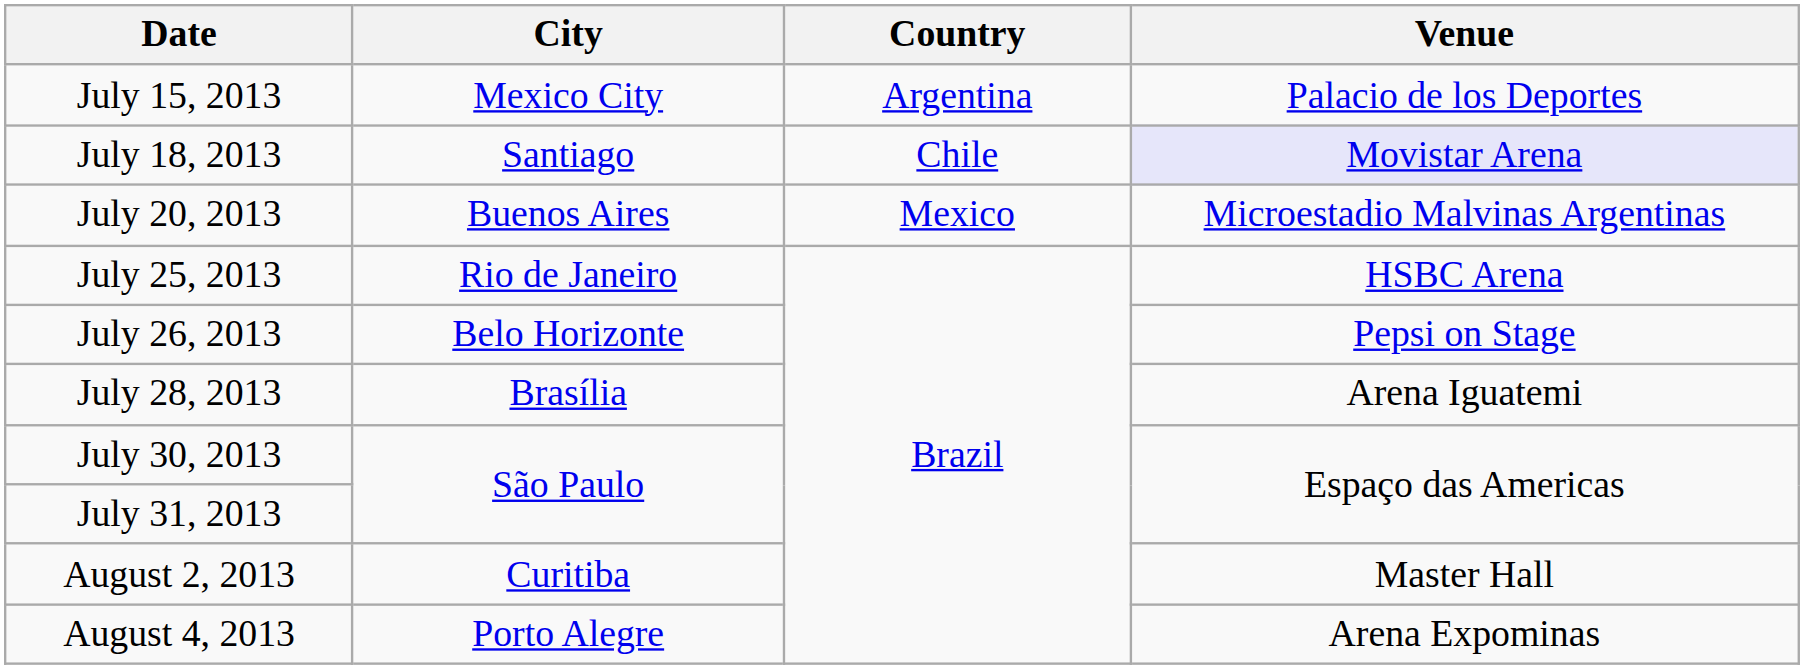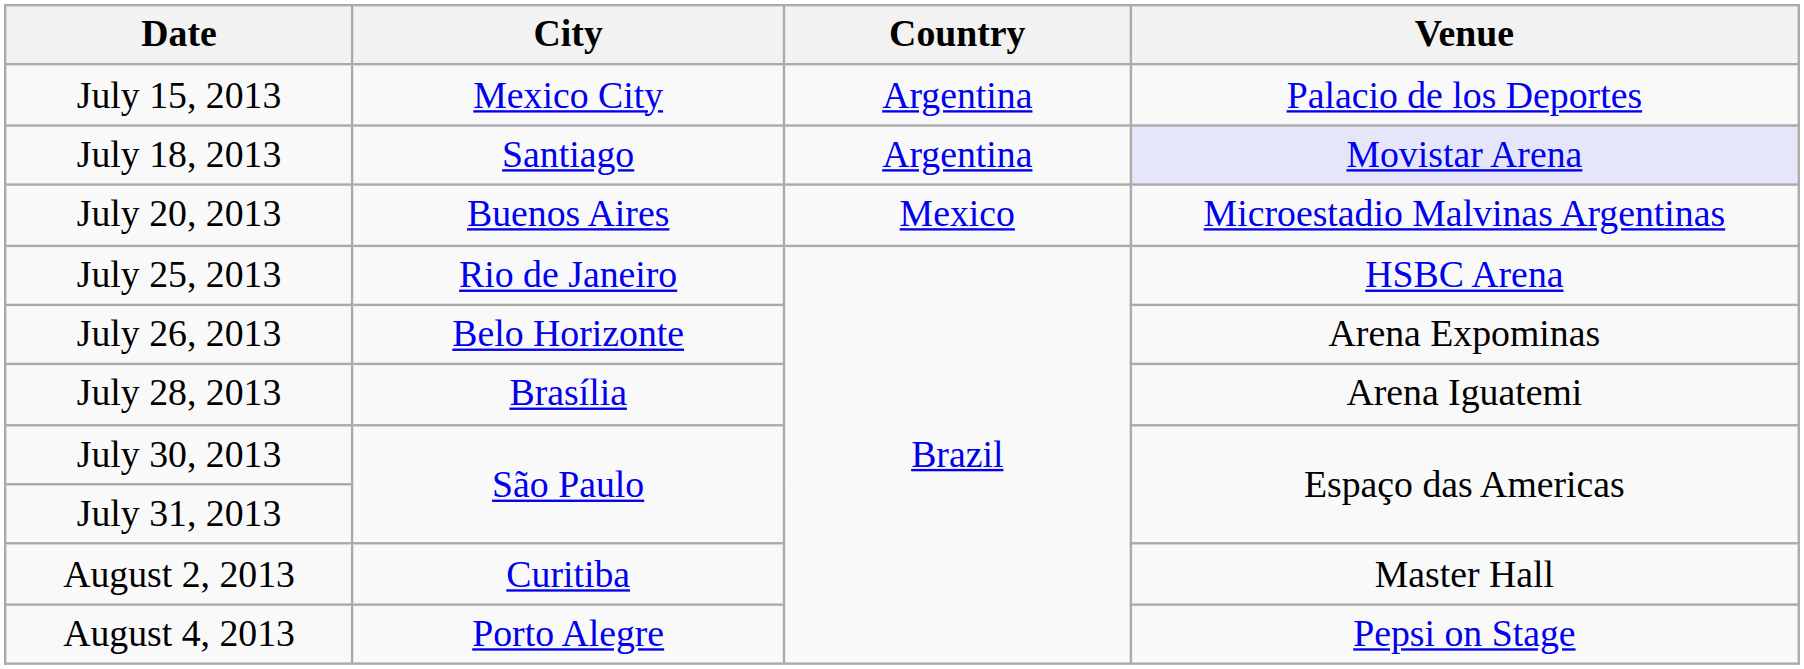(957, 154) Chile -> (957, 154) Argentina
(1464, 333) Pepsi on Stage -> (1464, 333) Arena Expominas
(1464, 633) Arena Expominas -> (1464, 633) Pepsi on Stage
